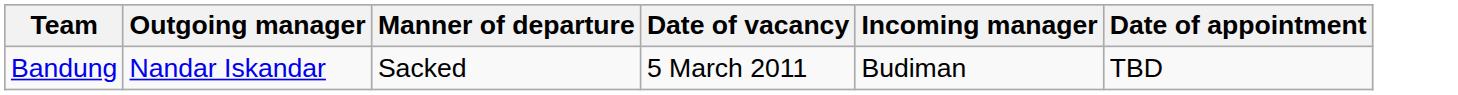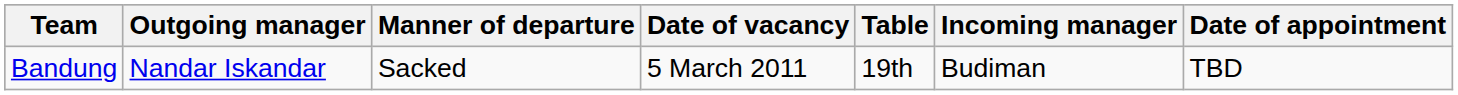+ column: (895, 25)
